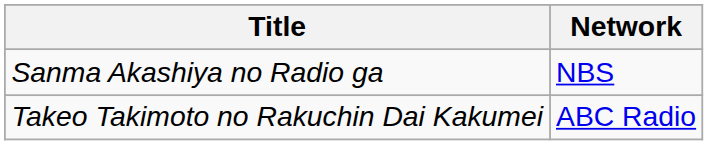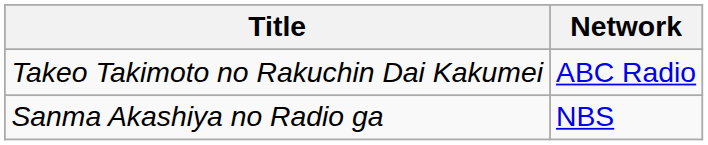rows swapped: (197, 71) <-> (277, 116)
